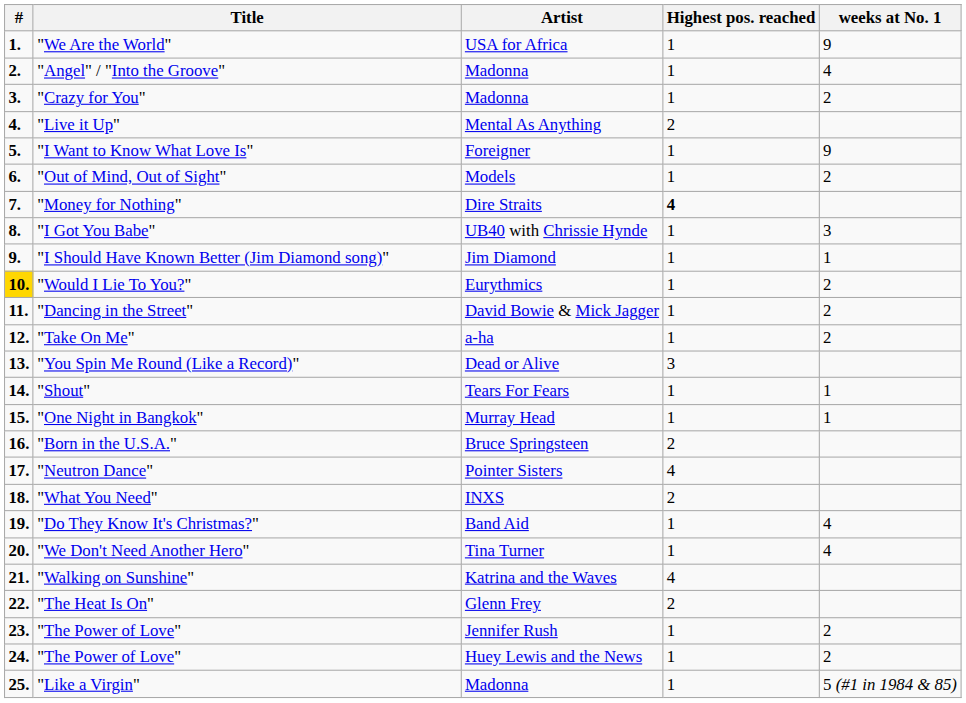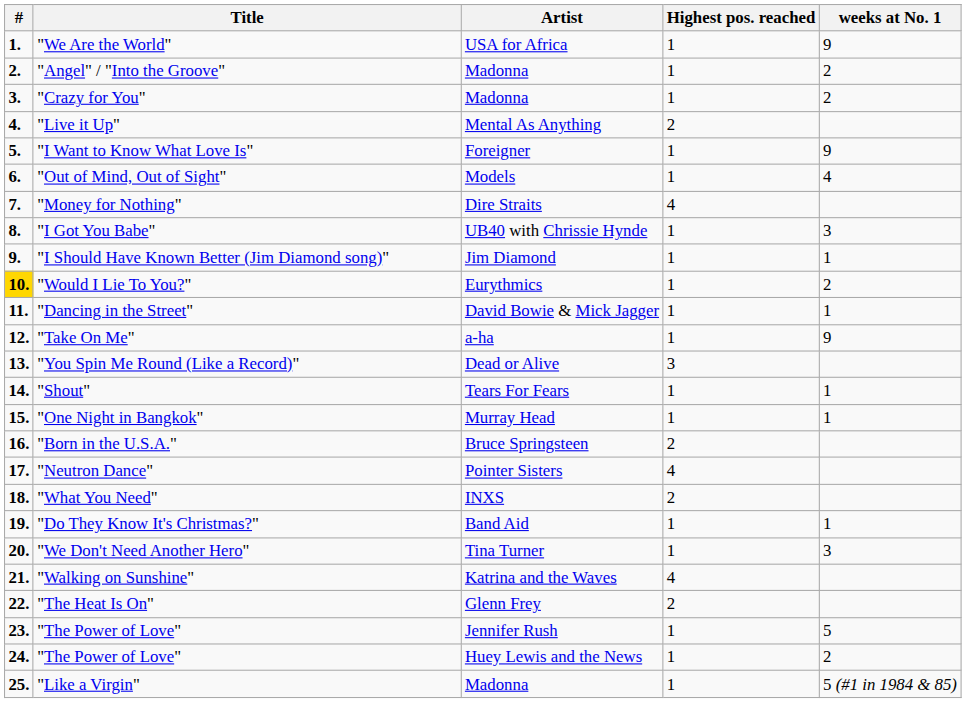(827, 71) 4 -> (827, 71) 2
(827, 177) 2 -> (827, 177) 4
(671, 204) bold -> (671, 204) normal
(827, 310) 2 -> (827, 310) 1
(827, 337) 2 -> (827, 337) 9
(827, 524) 4 -> (827, 524) 1
(827, 550) 4 -> (827, 550) 3
(827, 630) 2 -> (827, 630) 5
